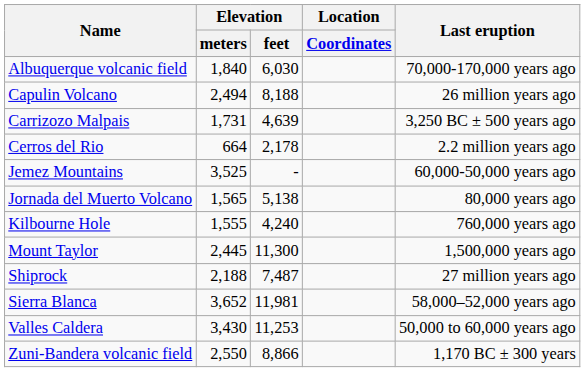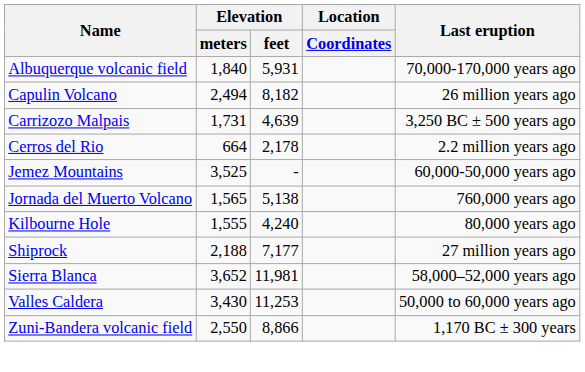(280, 69) 6,030 -> (280, 69) 5,931
(280, 95) 8,188 -> (280, 95) 8,182
(520, 198) 80,000 years ago -> (516, 198) 760,000 years ago
(516, 224) 760,000 years ago -> (520, 224) 80,000 years ago
- row: (53, 250)
(280, 276) 7,487 -> (280, 250) 7,177
